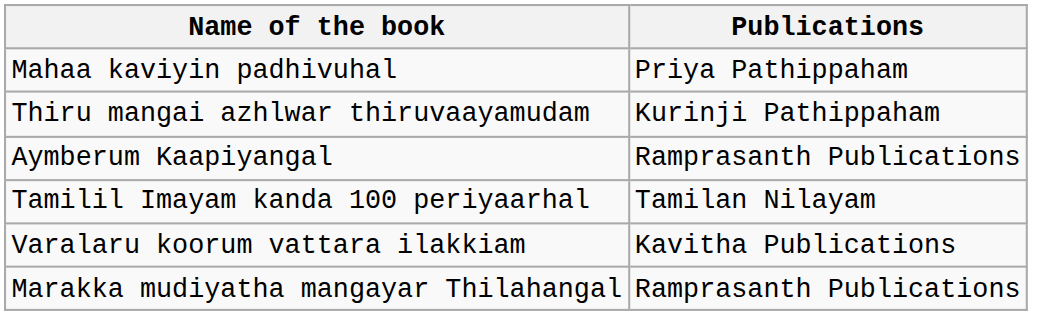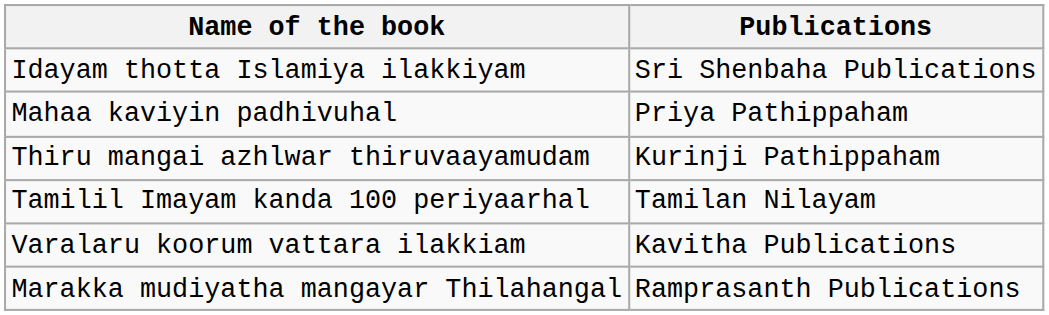+ row: (269, 70)
- row: (172, 158)
